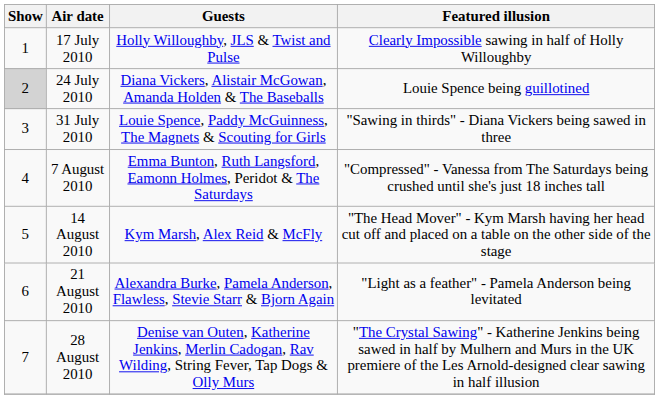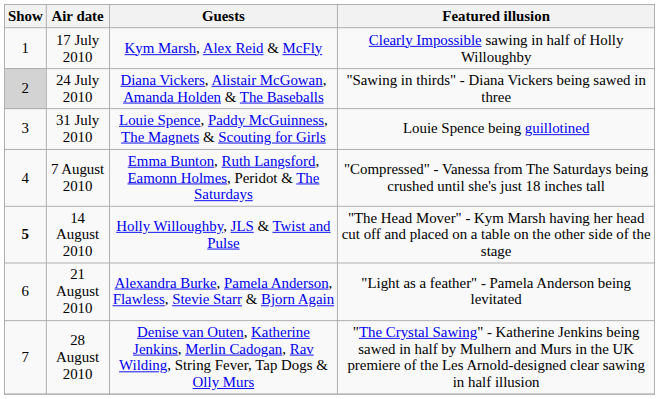(223, 48) Holly Willoughby, JLS & Twist and Pulse -> (223, 48) Kym Marsh, Alex Reid & McFly
(496, 88) Louie Spence being guillotined -> (496, 88) "Sawing in thirds" - Diana Vickers being sawed in three
(496, 128) "Sawing in thirds" - Diana Vickers being sawed in three -> (496, 128) Louie Spence being guillotined
(25, 234) normal -> (25, 234) bold
(223, 234) Kym Marsh, Alex Reid & McFly -> (223, 234) Holly Willoughby, JLS & Twist and Pulse
